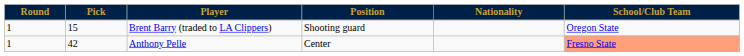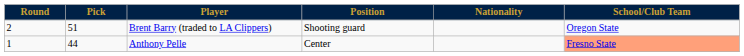(9, 28) 1 -> (9, 28) 2
(73, 28) 15 -> (73, 28) 51
(73, 43) 42 -> (73, 43) 44
